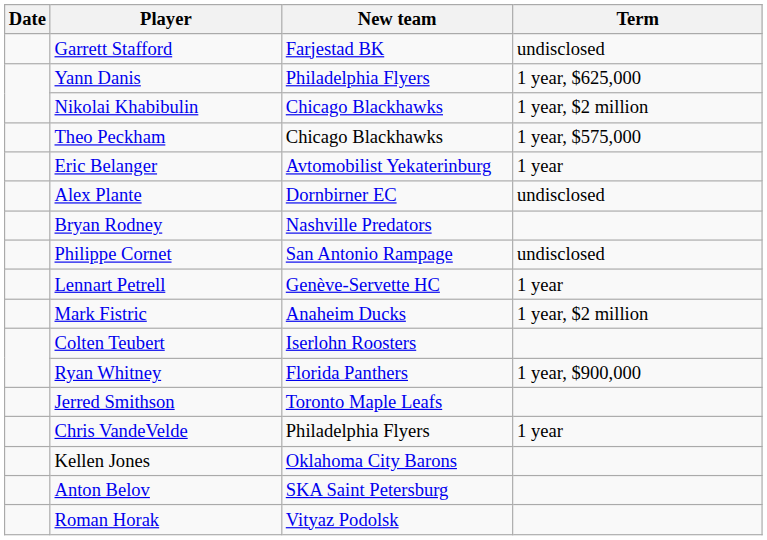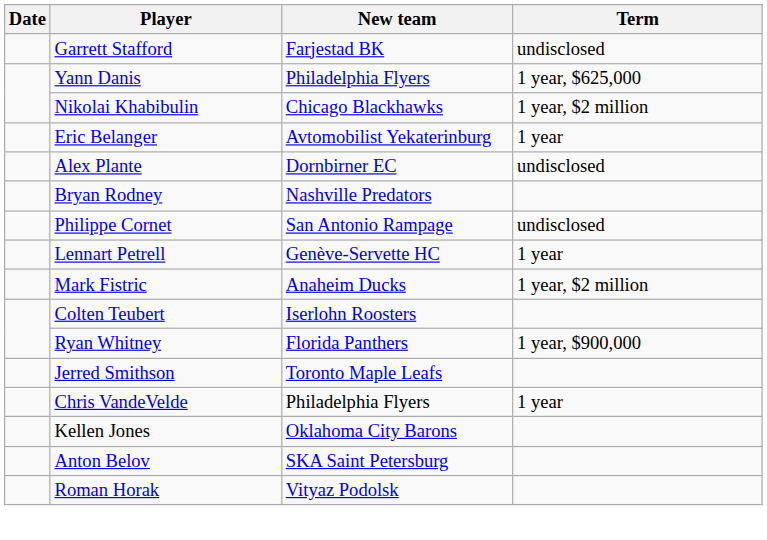- row: (110, 136)
